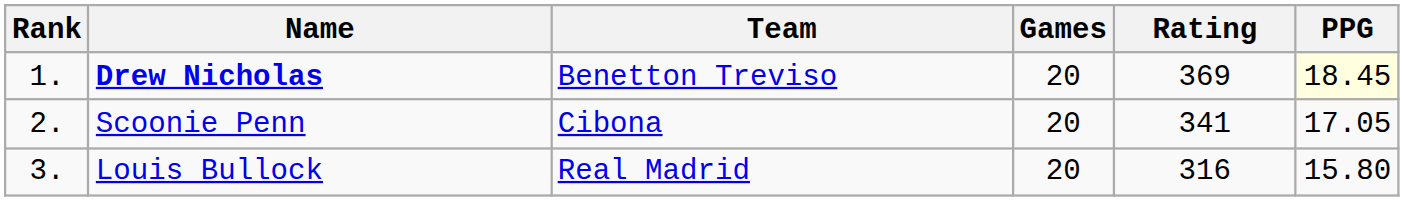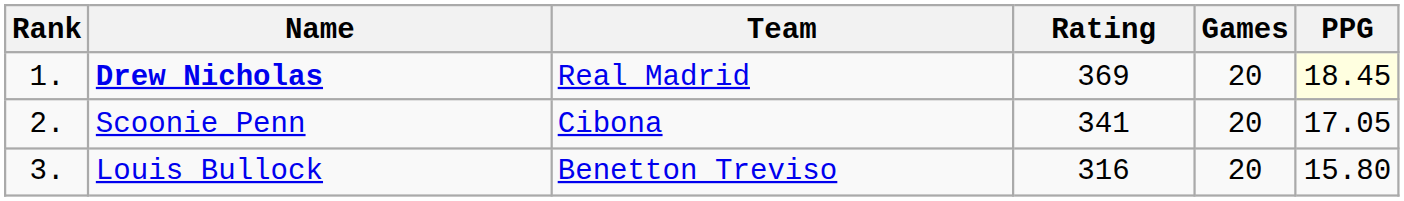columns swapped: (1063, 29) <-> (1205, 29)
(698, 76) Benetton Treviso -> (654, 76) Real Madrid
(654, 171) Real Madrid -> (698, 171) Benetton Treviso
